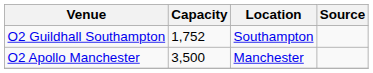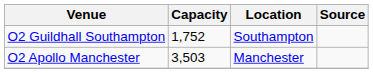(188, 57) 3,500 -> (188, 57) 3,503
